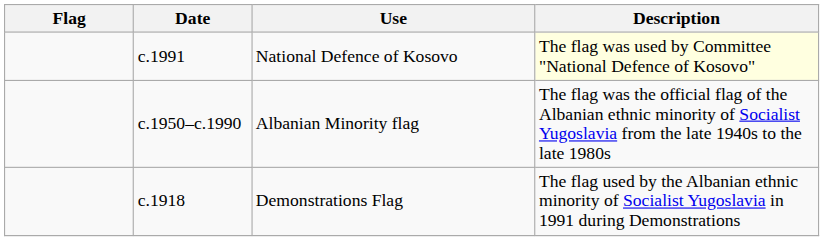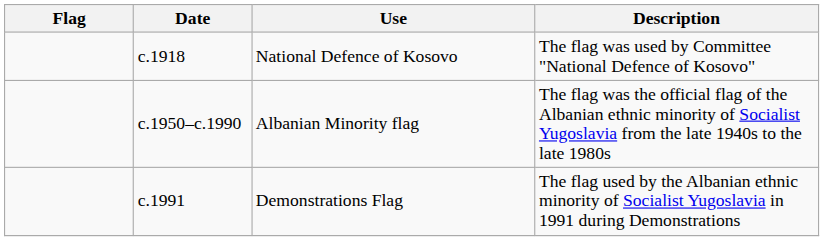(161, 56) c.1991 -> (161, 56) c.1918
(655, 56) lightyellow background -> (655, 56) no background
(161, 201) c.1918 -> (161, 201) c.1991
